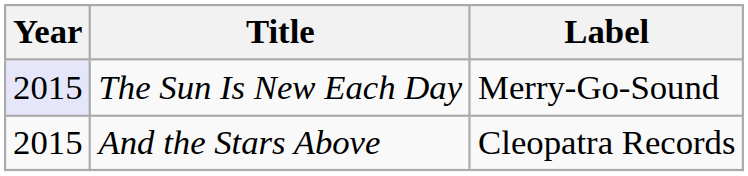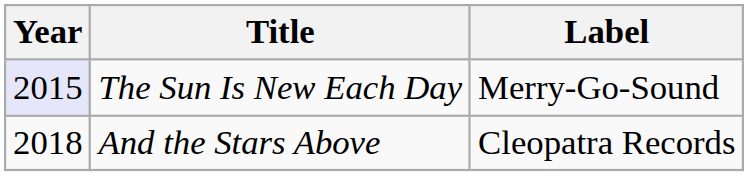(48, 142) 2015 -> (48, 142) 2018
